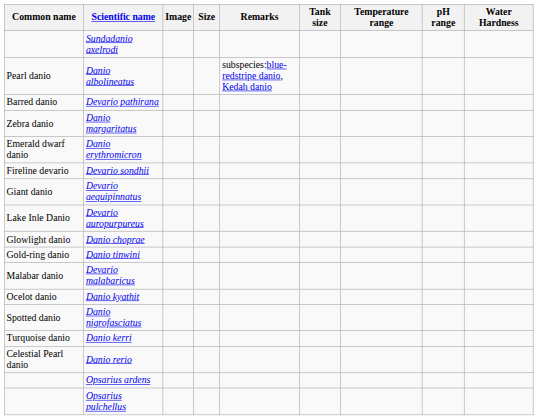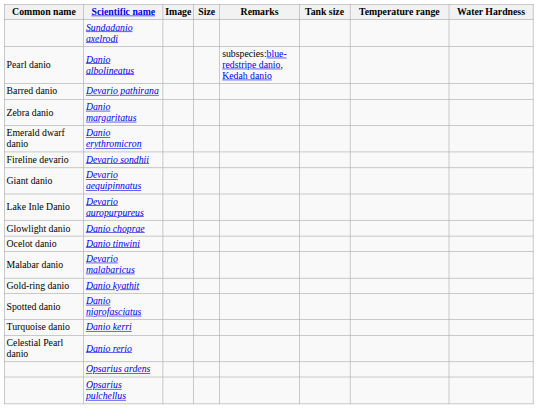- column: (443, 17)
(38, 254) Gold-ring danio -> (32, 243) Ocelot danio
(32, 296) Ocelot danio -> (38, 285) Gold-ring danio
